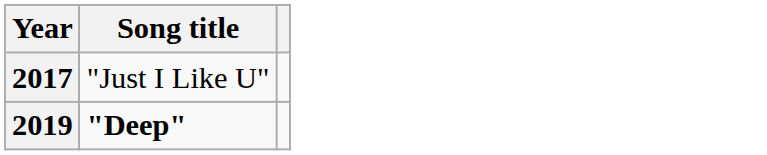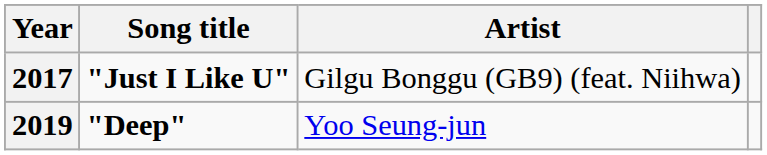+ column: (523, 28)
(178, 76) normal -> (189, 76) bold
